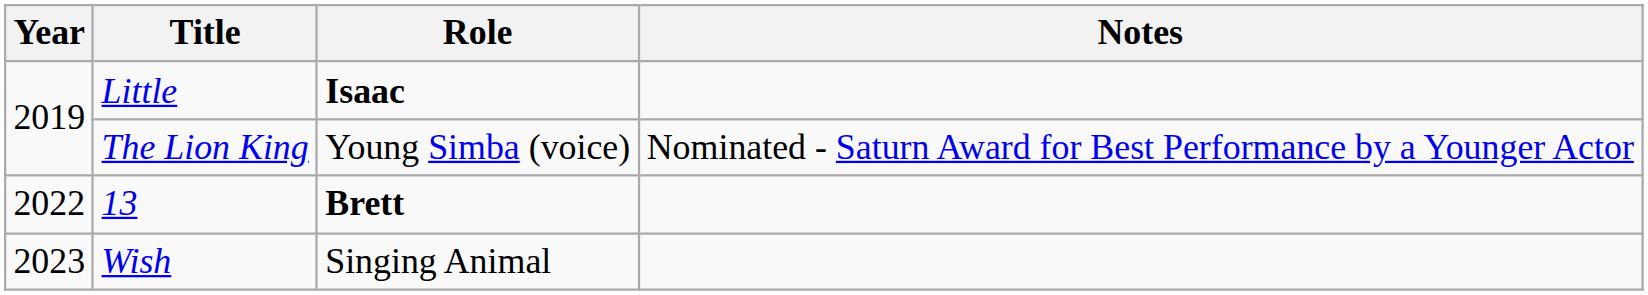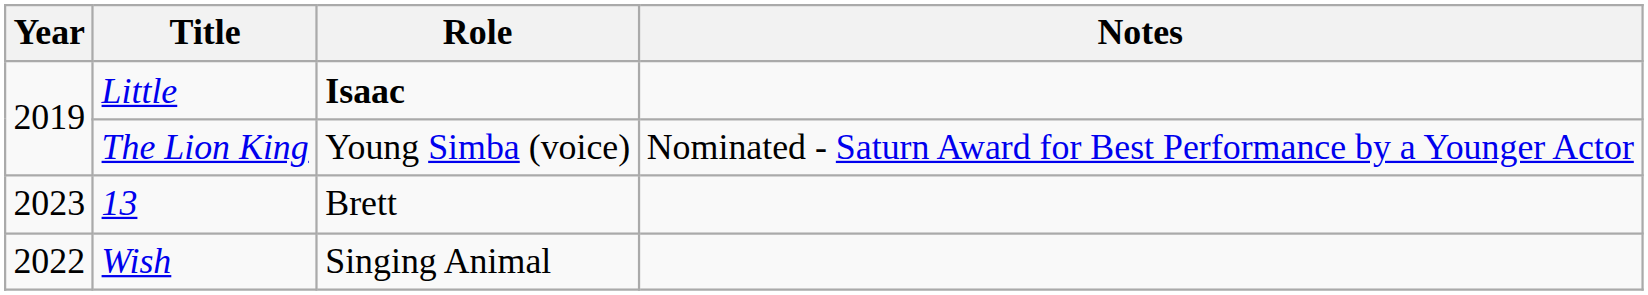(49, 203) 2022 -> (49, 203) 2023
(365, 203) bold -> (361, 203) normal
(49, 260) 2023 -> (49, 260) 2022
